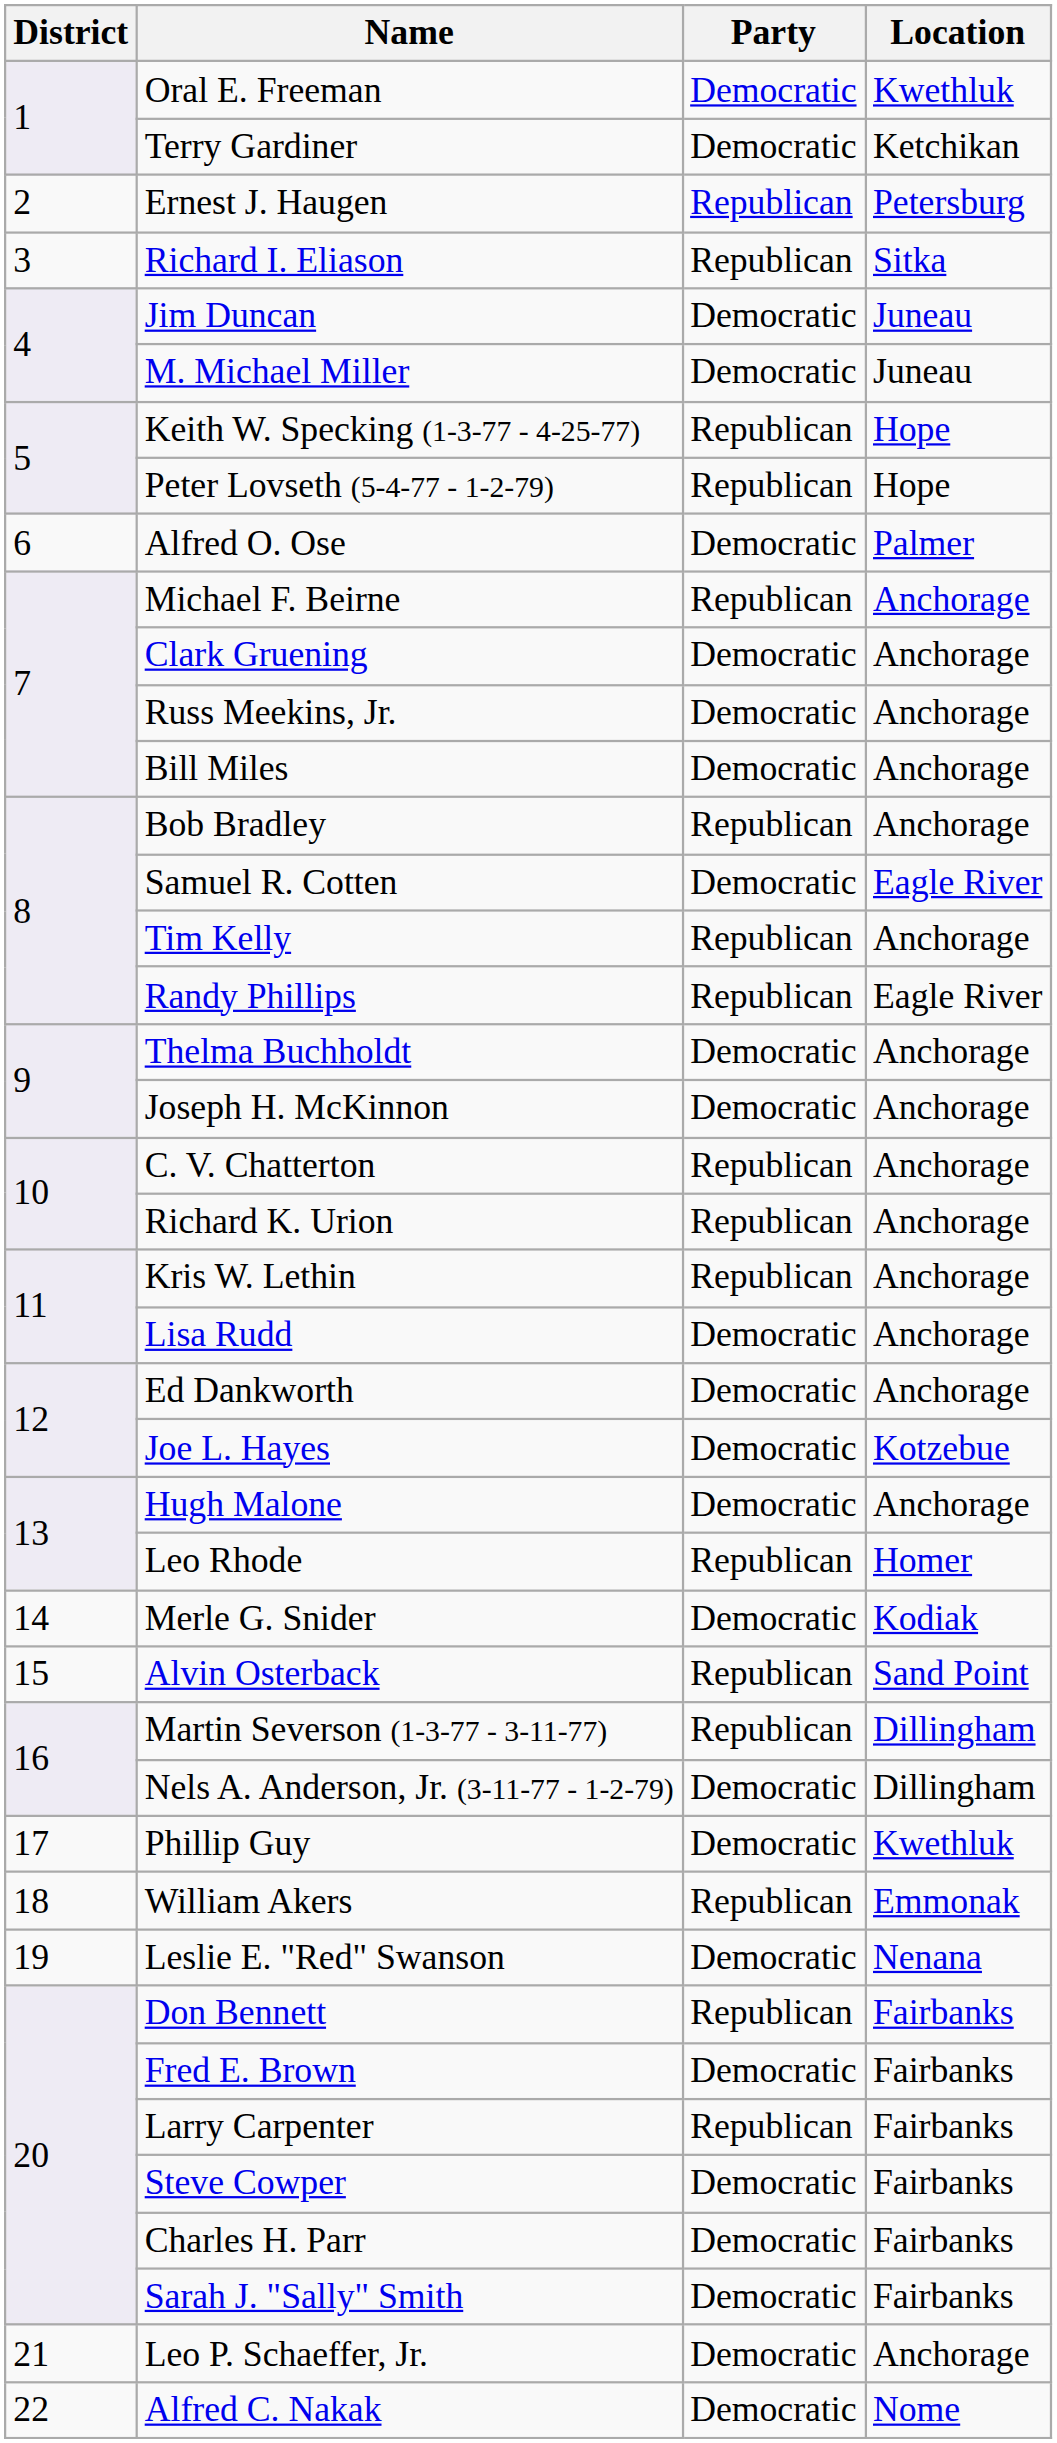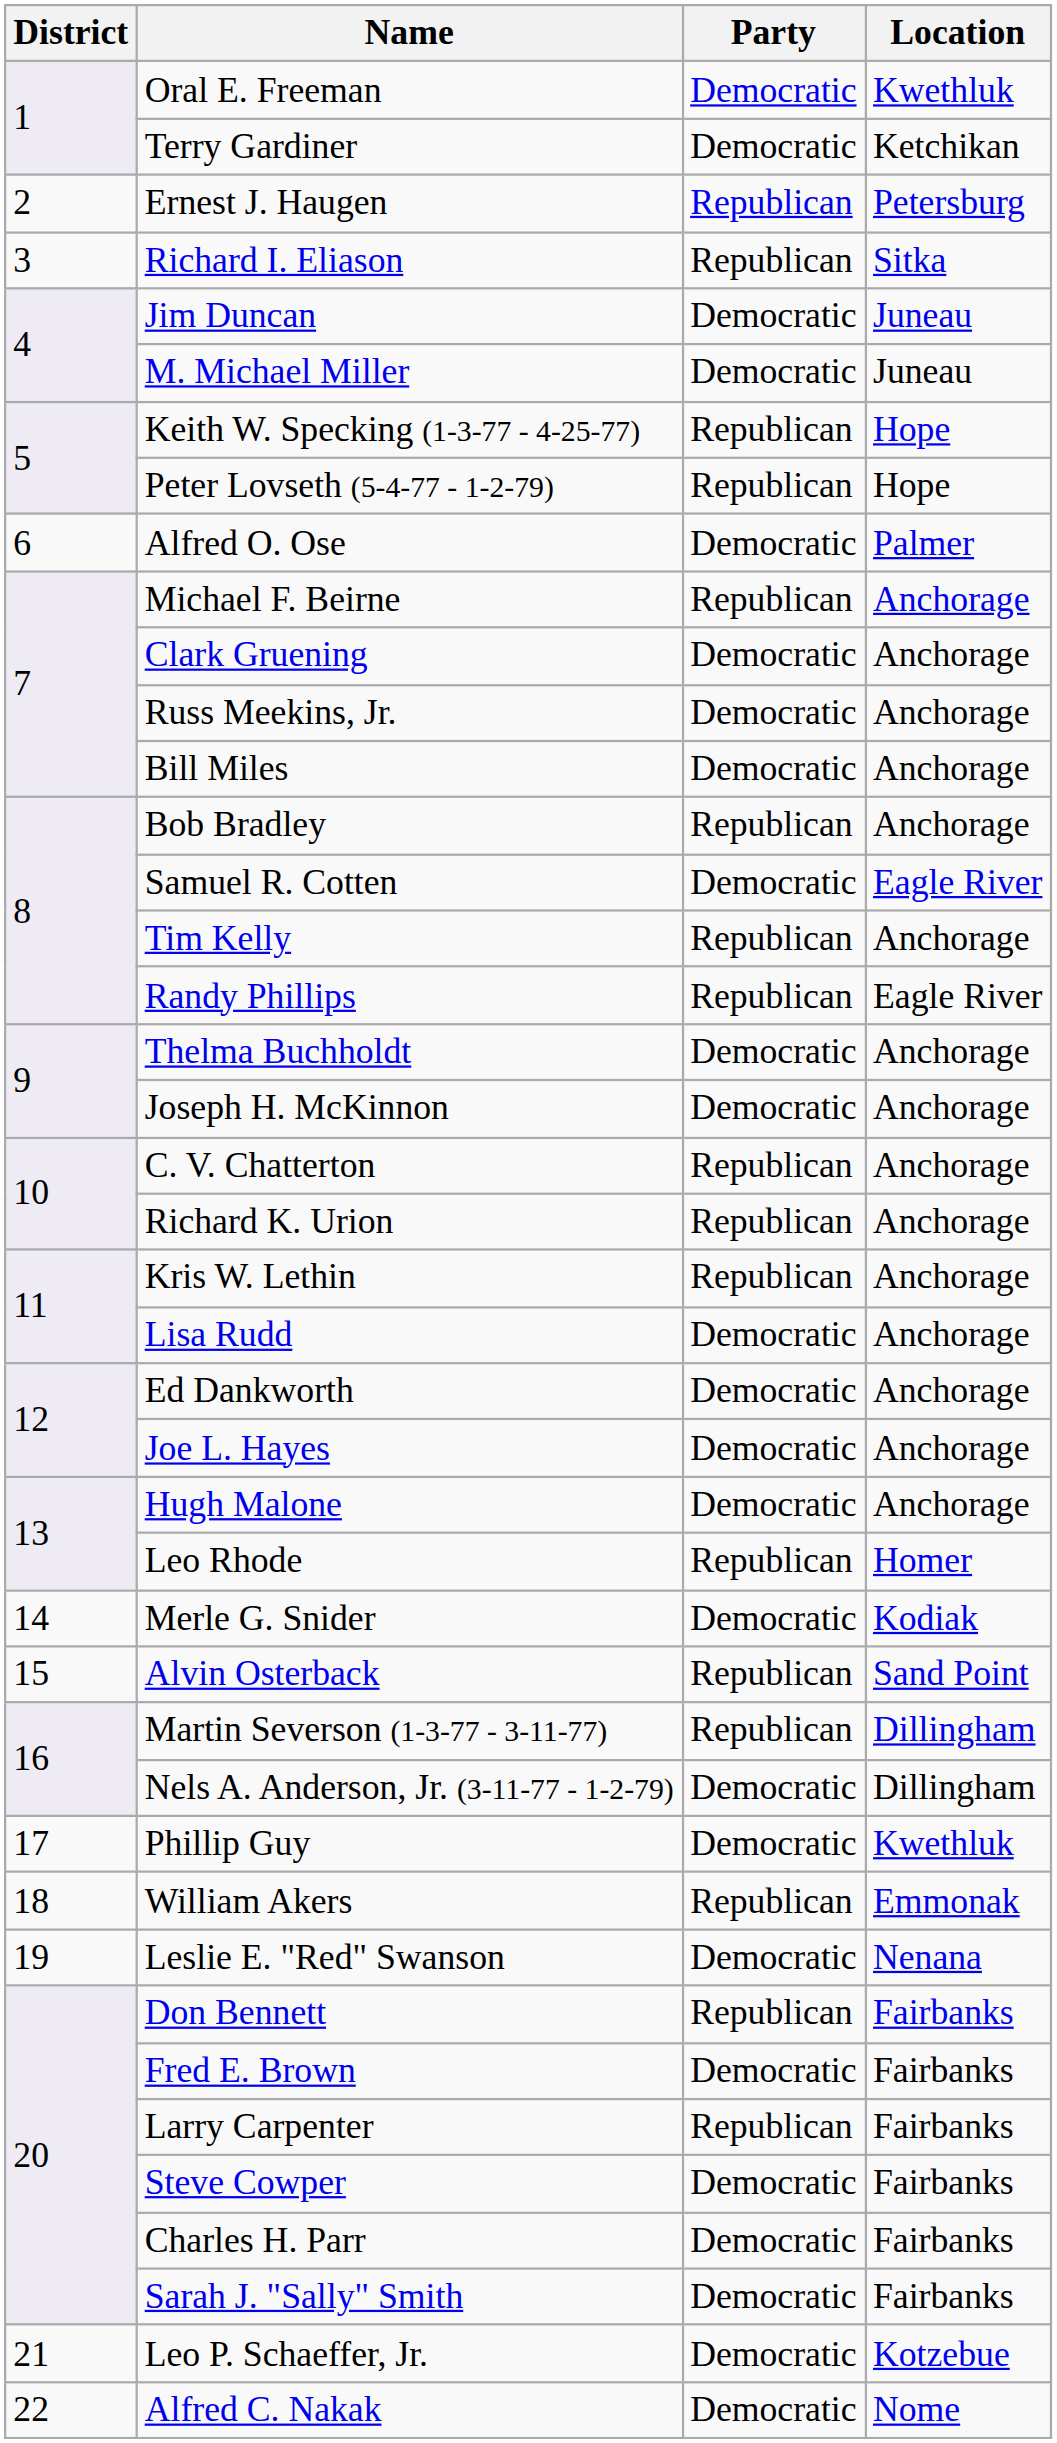(941, 1447) Kotzebue -> (951, 1447) Anchorage
(951, 2352) Anchorage -> (941, 2352) Kotzebue
